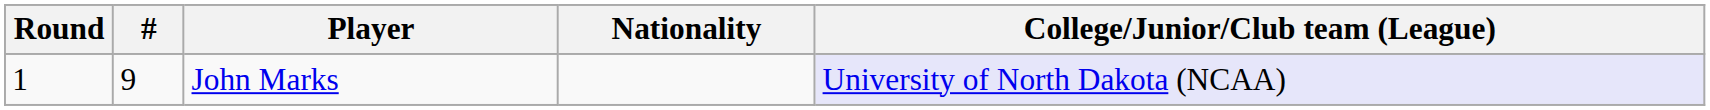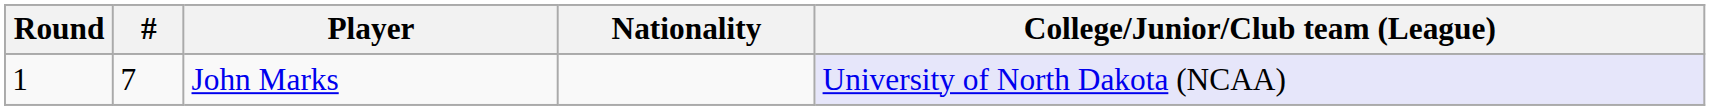(128, 79) 9 -> (128, 79) 7
